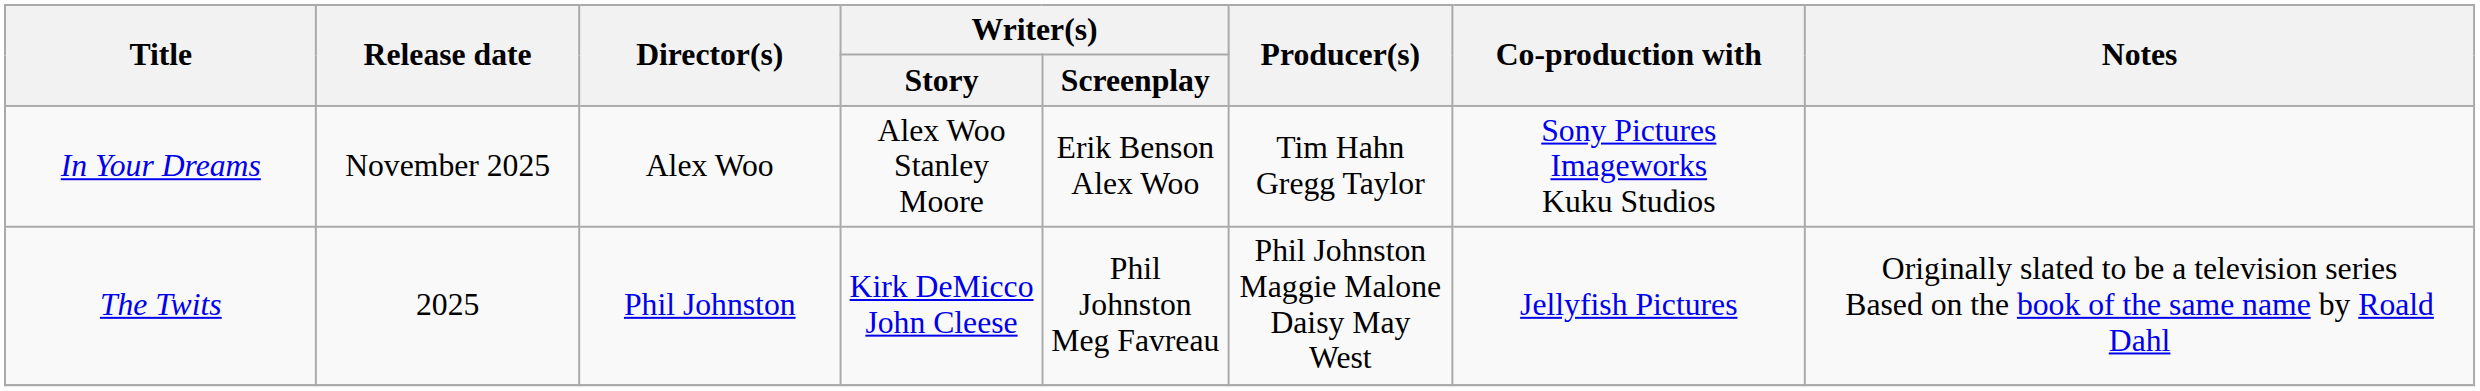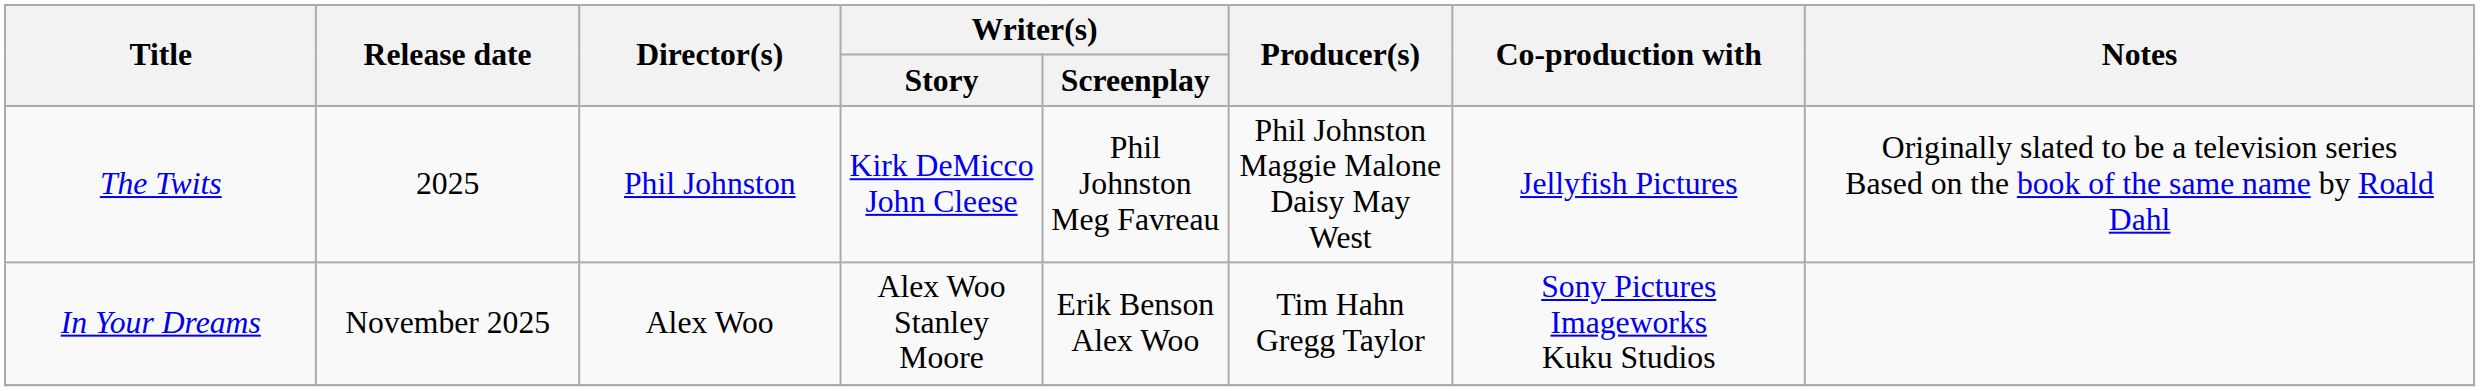rows swapped: (161, 165) <-> (161, 305)
